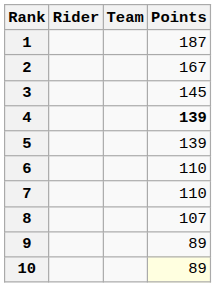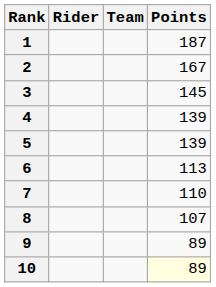(193, 118) bold -> (193, 118) normal
(193, 168) 110 -> (193, 168) 113
